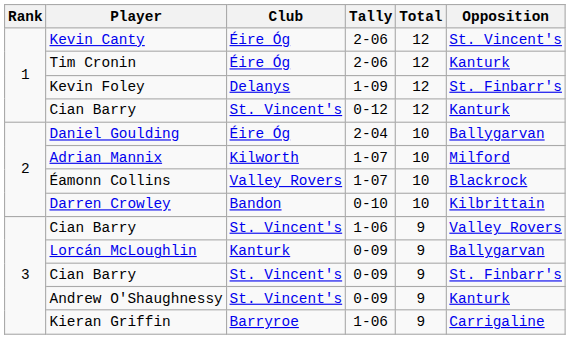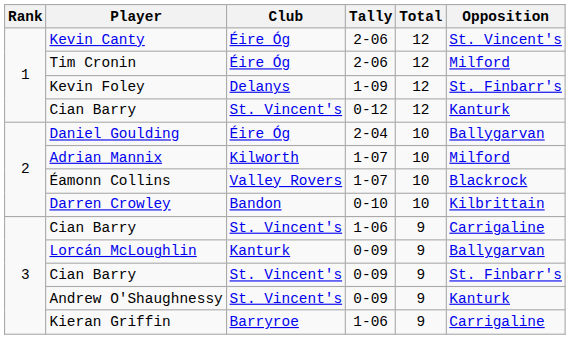(480, 63) Kanturk -> (480, 63) Milford
(506, 228) Valley Rovers -> (497, 228) Carrigaline
